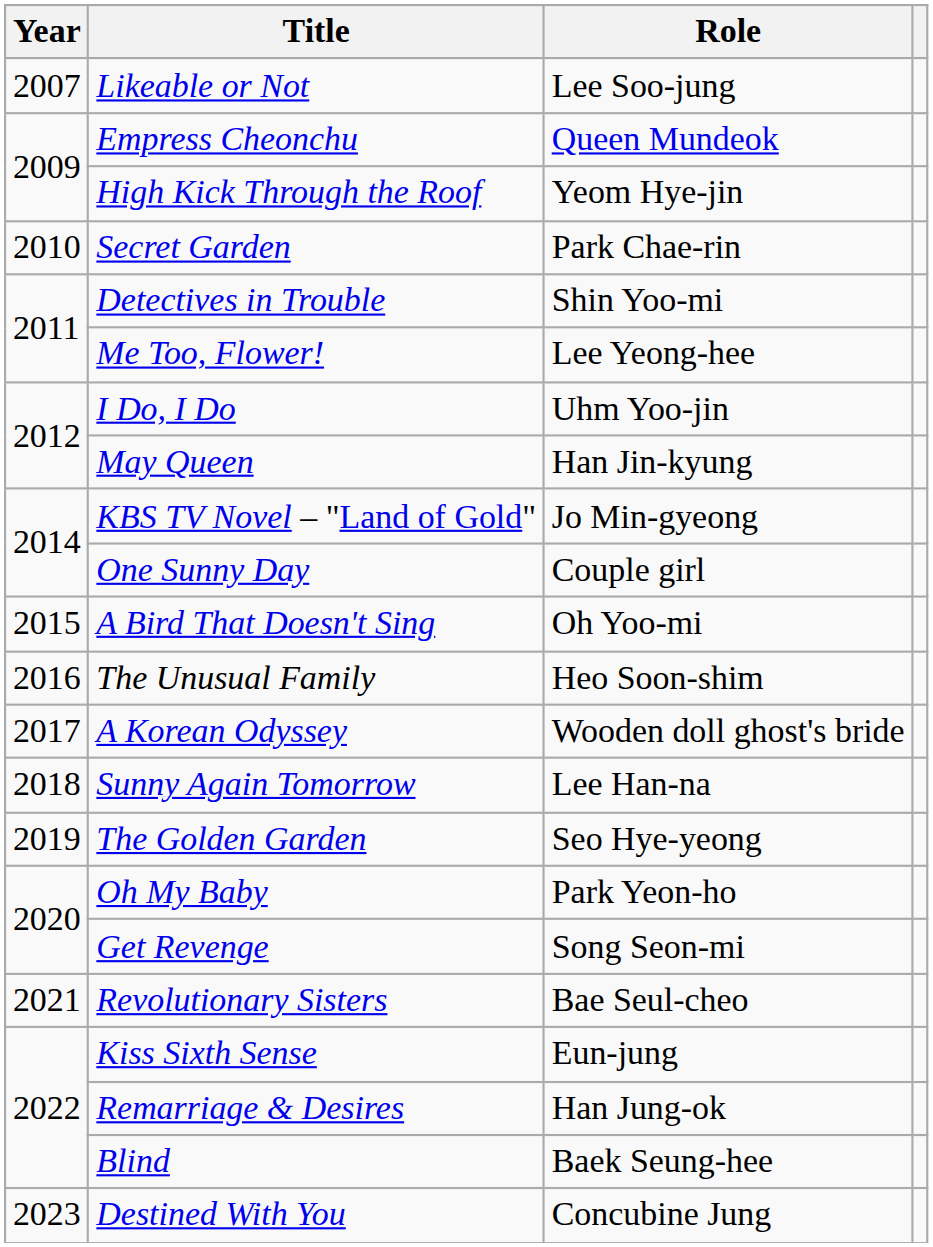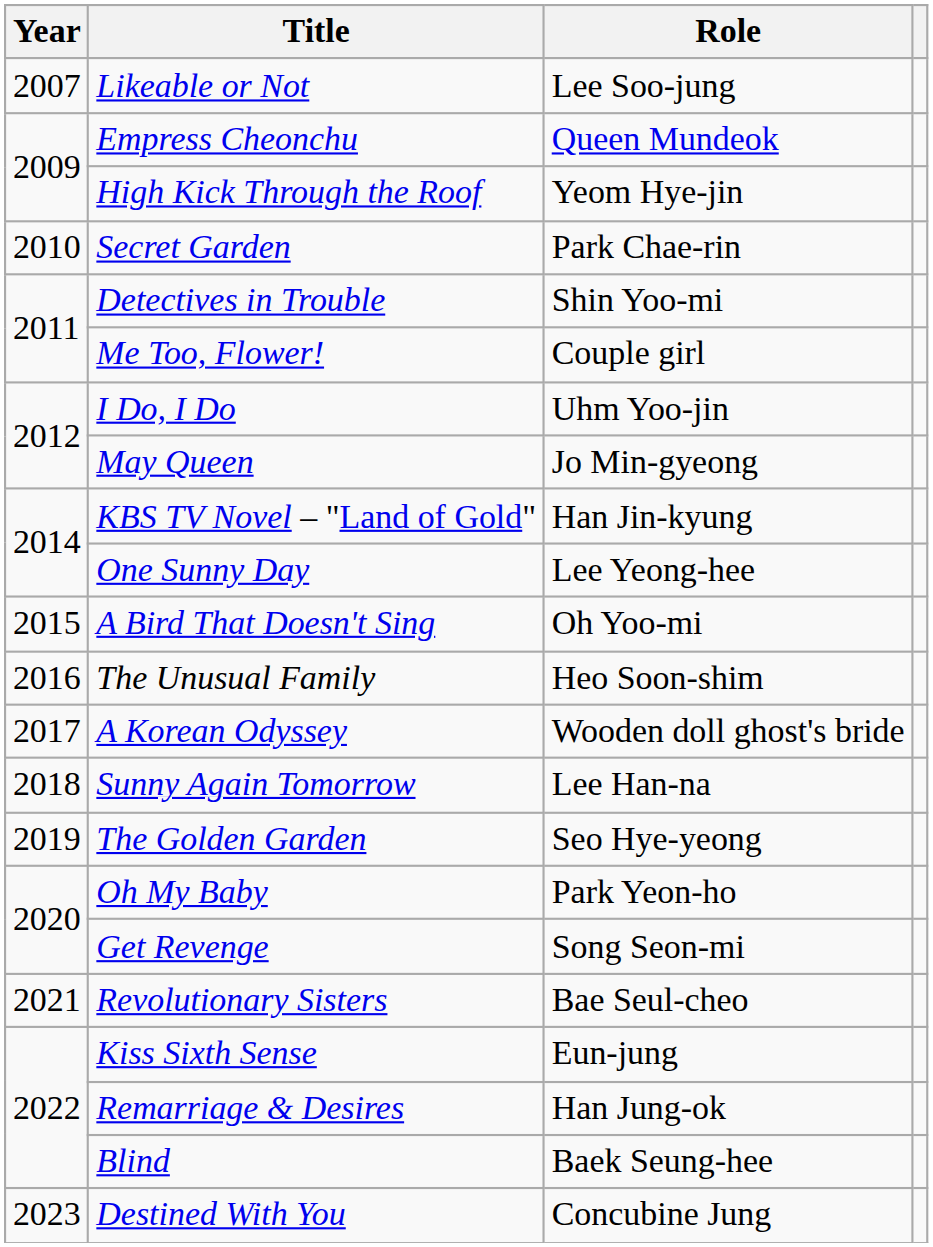(653, 354) Lee Yeong-hee -> (629, 354) Couple girl
(652, 461) Han Jin-kyung -> (655, 461) Jo Min-gyeong
(655, 515) Jo Min-gyeong -> (652, 515) Han Jin-kyung
(629, 569) Couple girl -> (653, 569) Lee Yeong-hee
